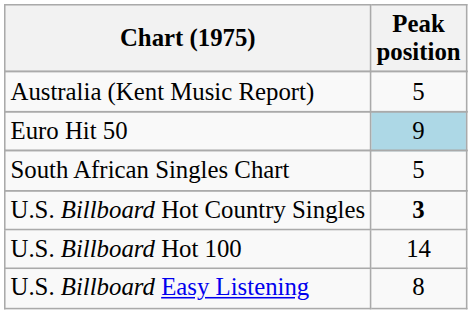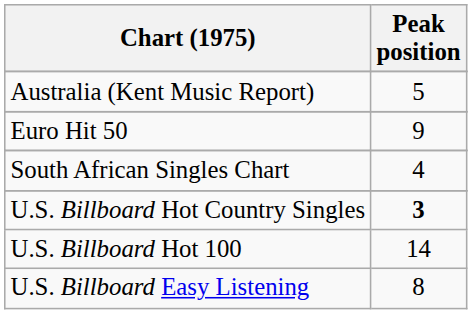(419, 130) lightblue background -> (419, 130) no background
(419, 170) 5 -> (419, 170) 4
